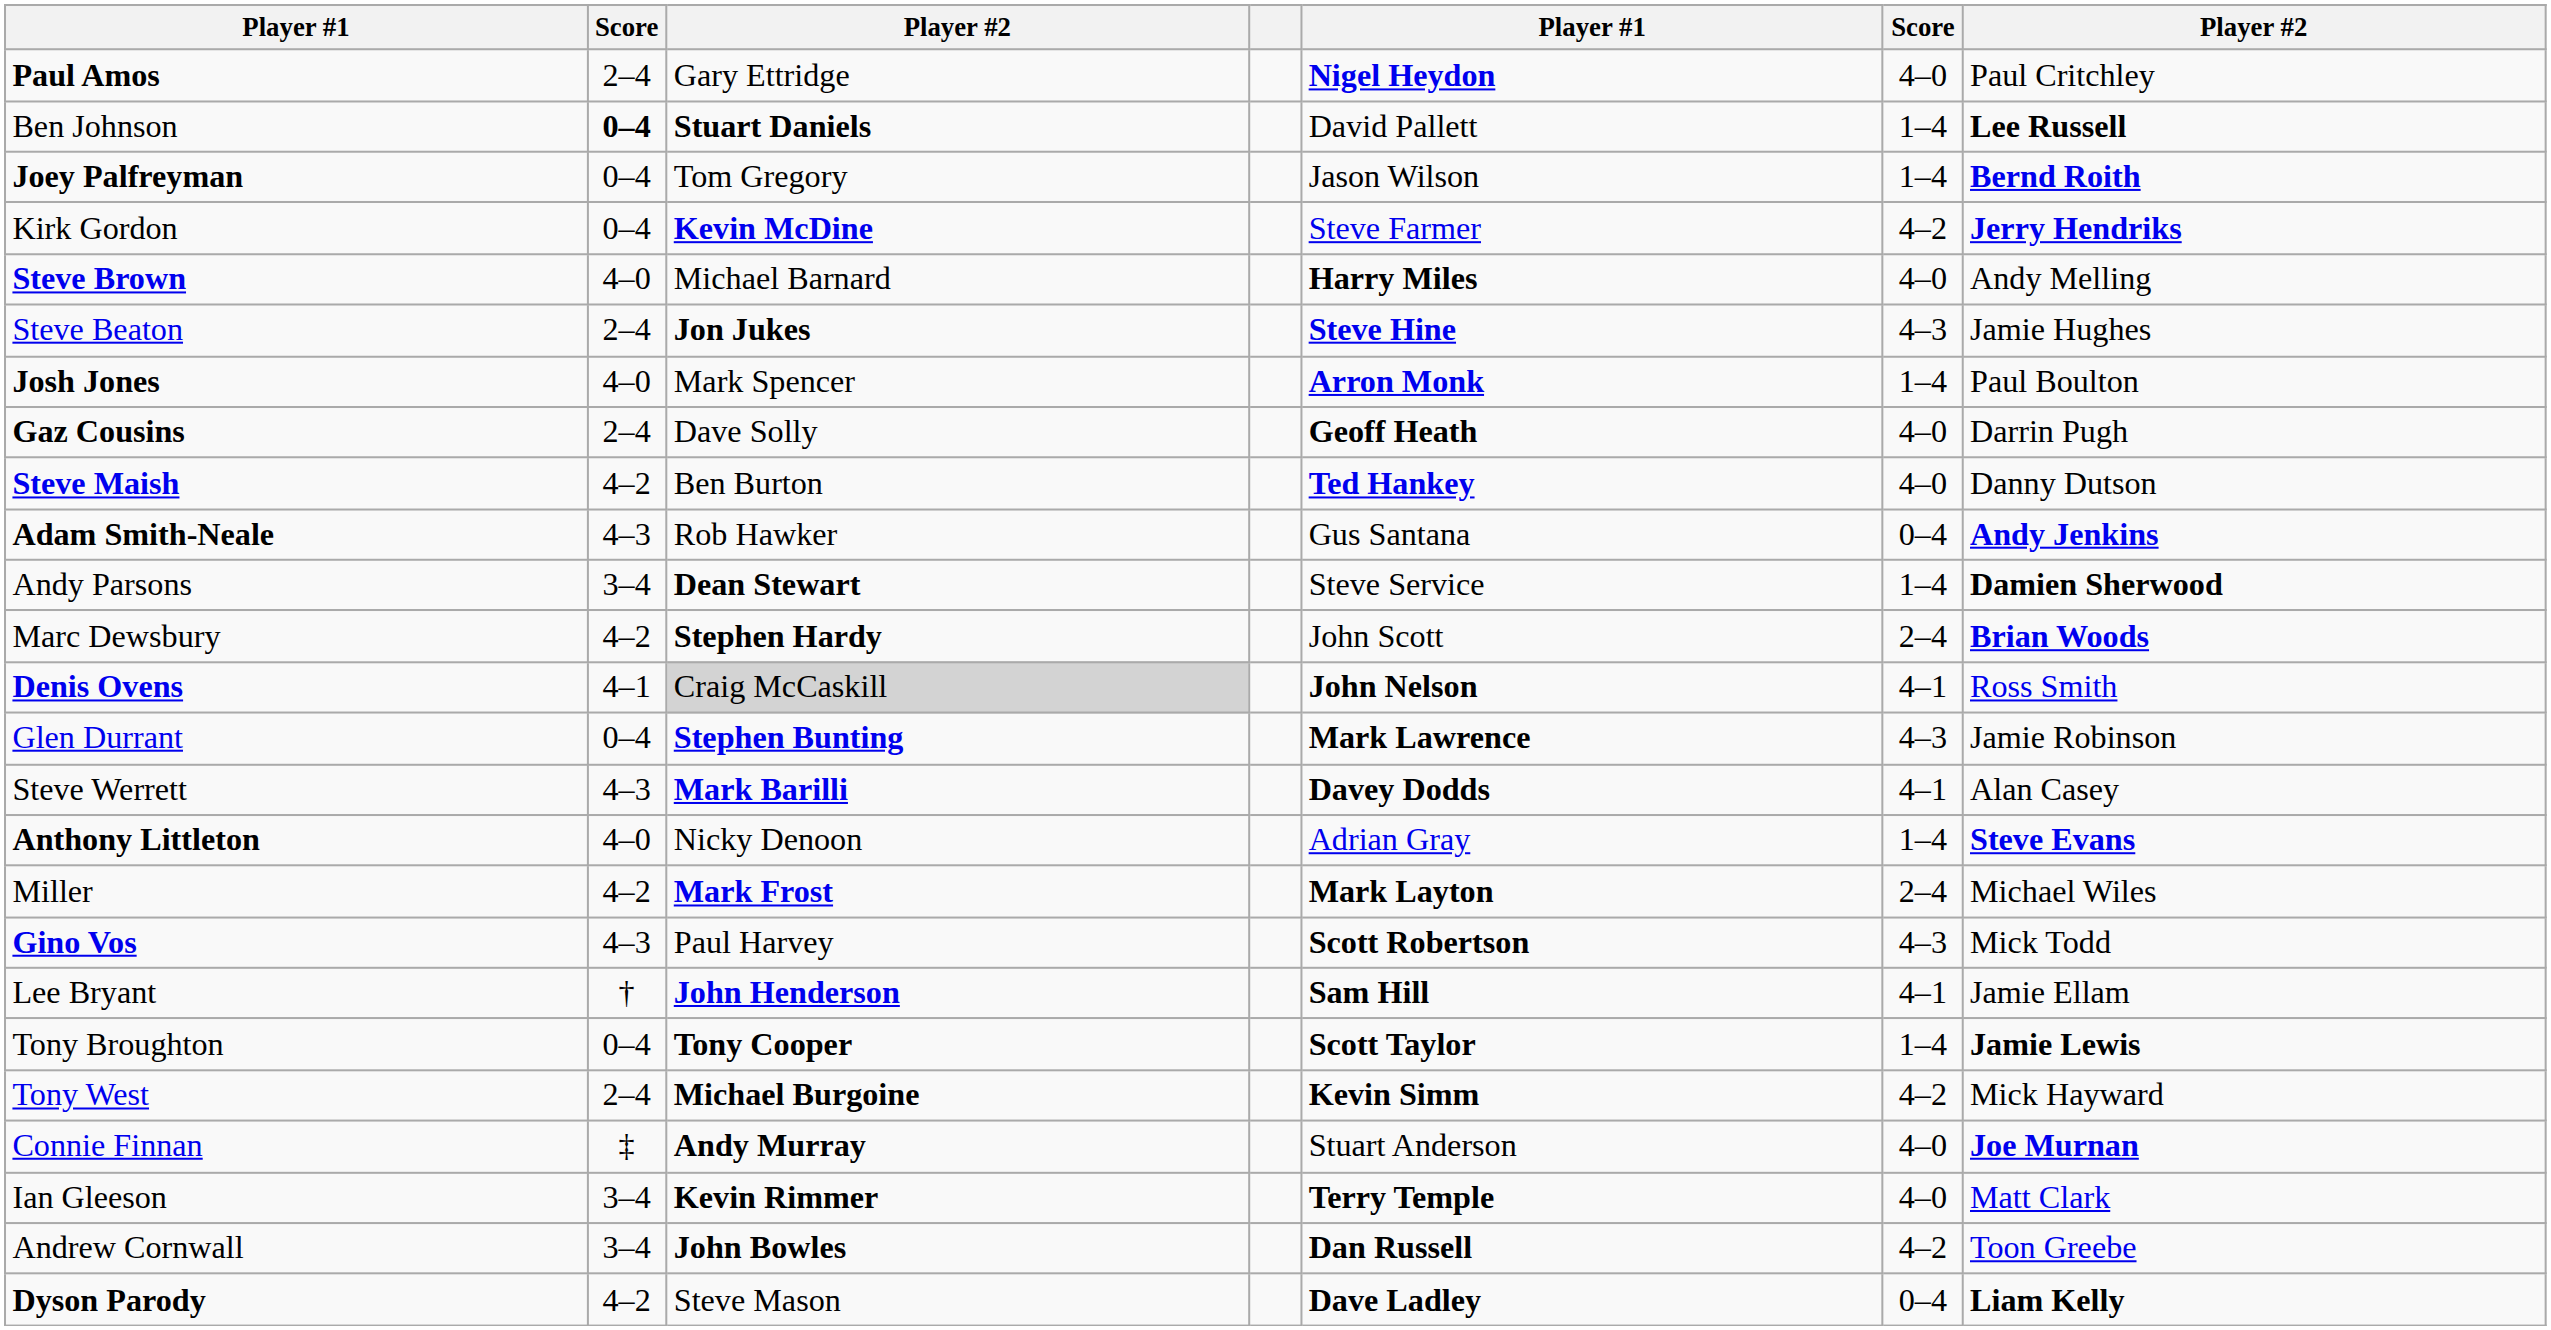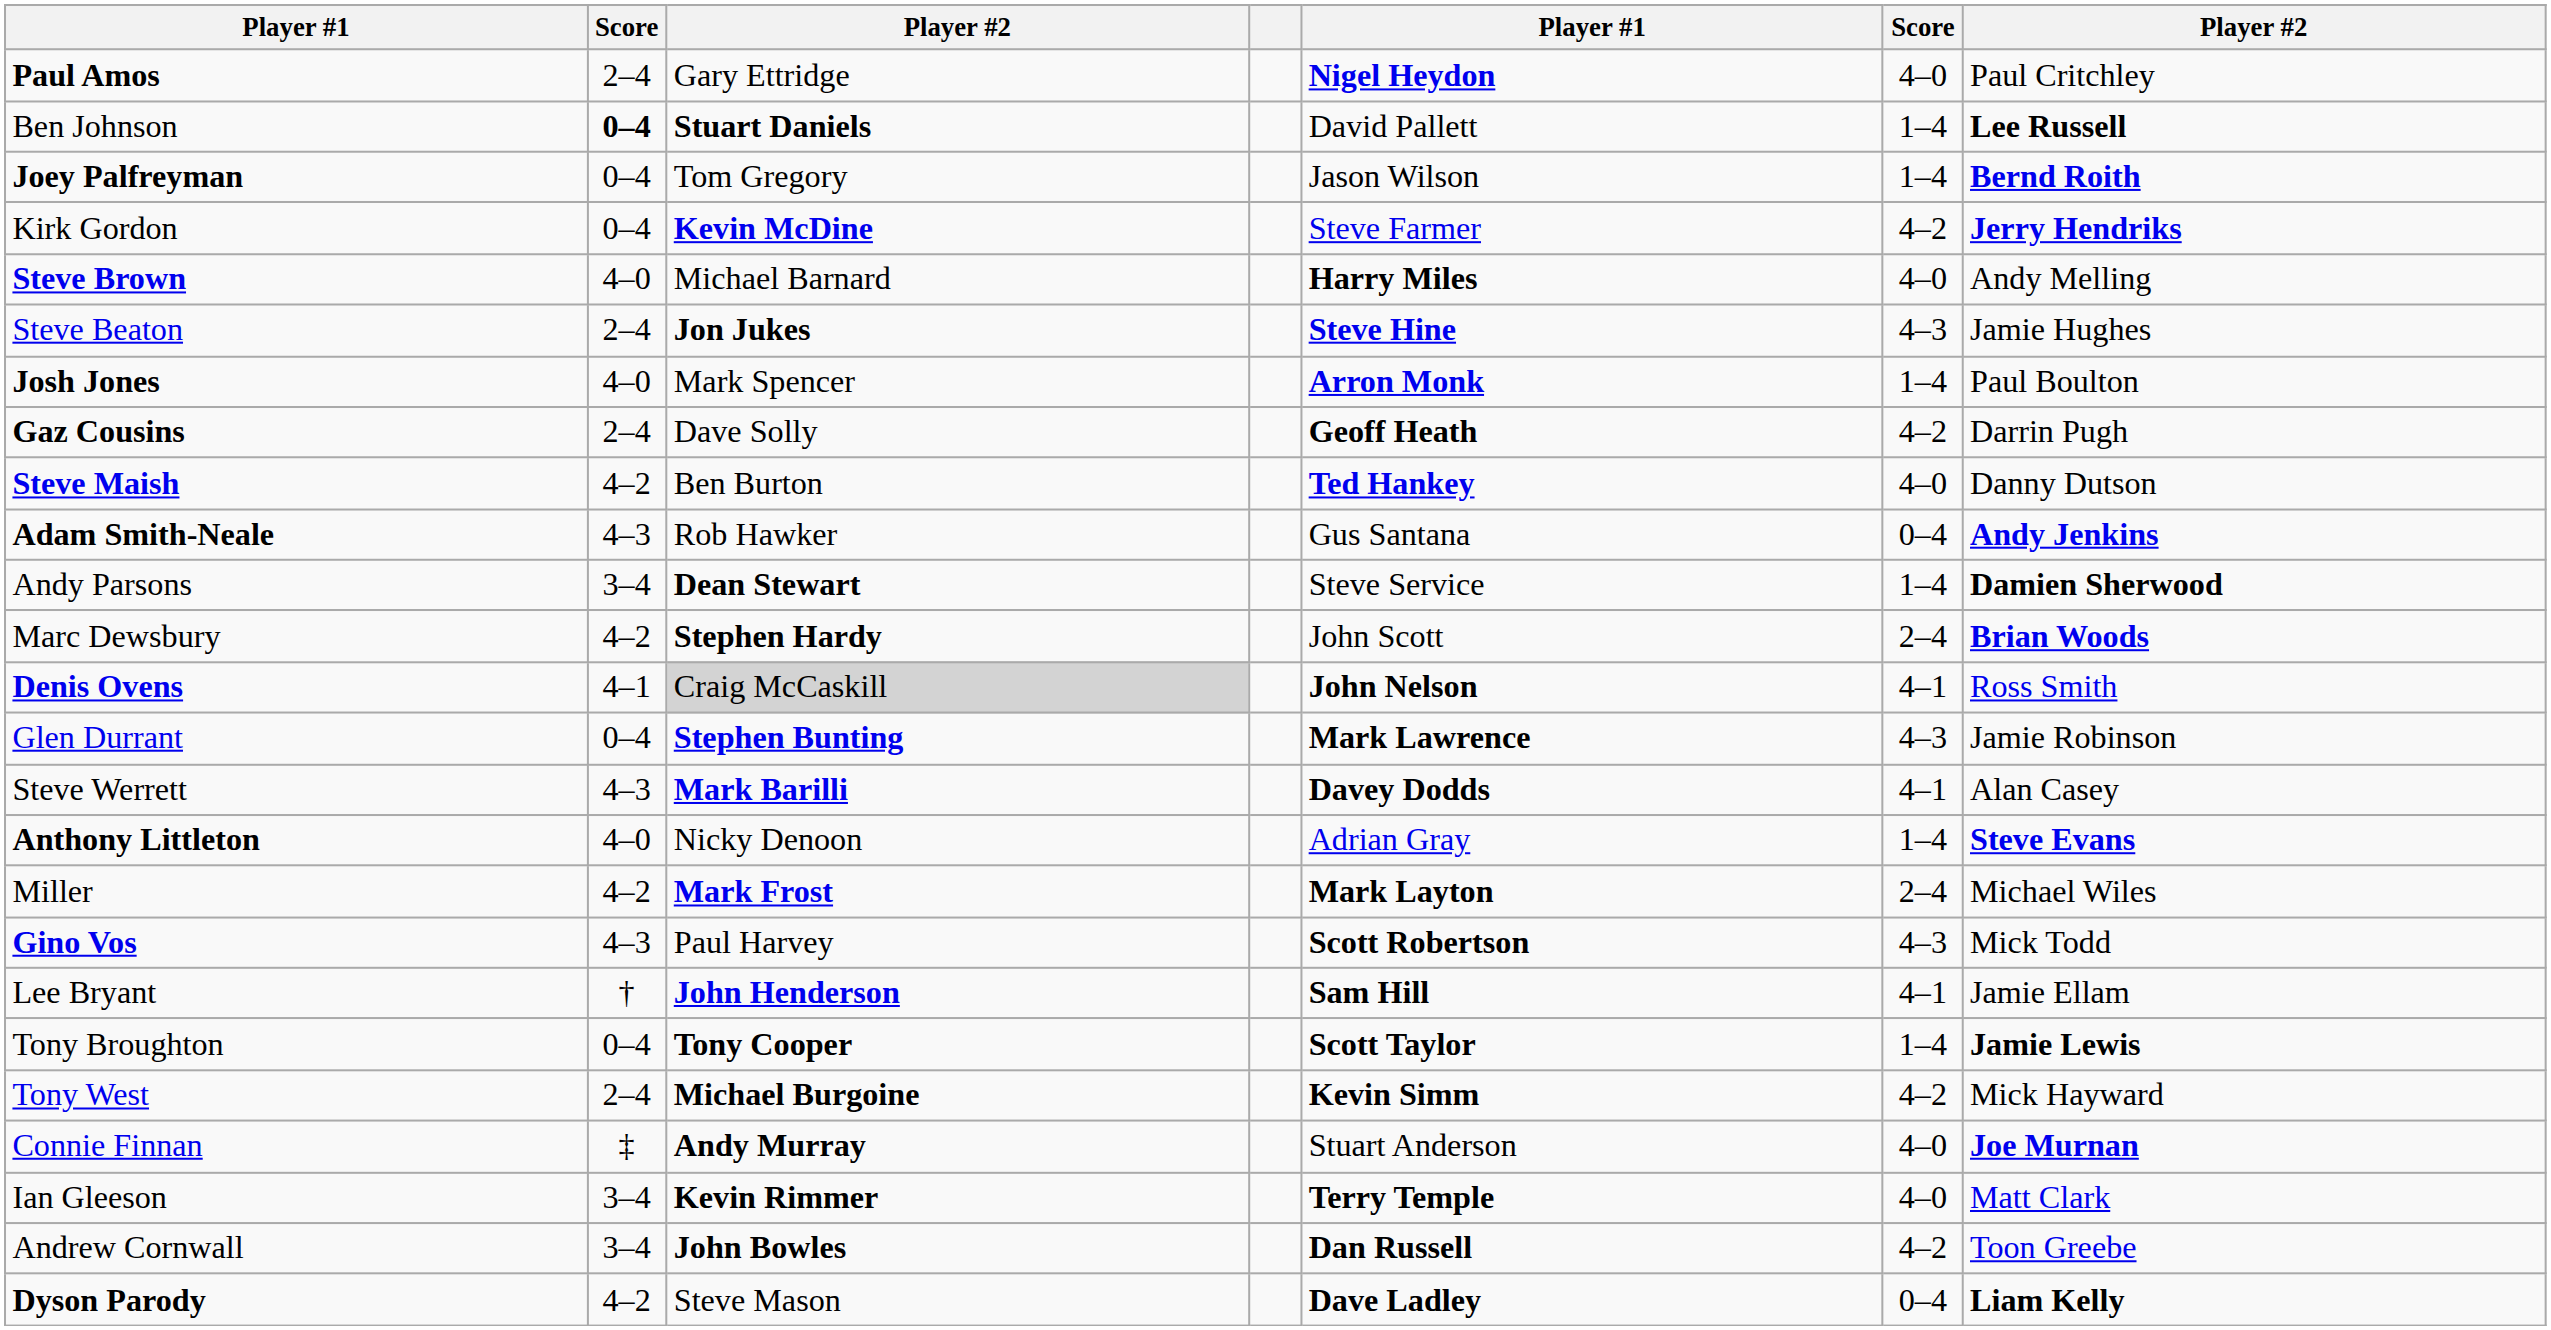(1923, 431) 4–0 -> (1923, 431) 4–2
